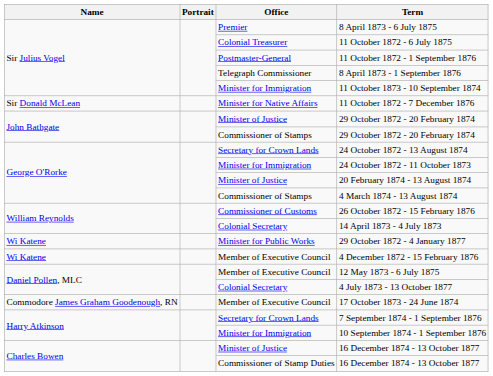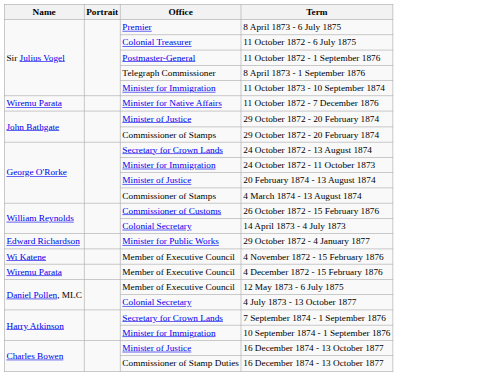(43, 104) Sir Donald McLean -> (34, 104) Wiremu Parata
(26, 241) Wi Katene -> (43, 241) Edward Richardson
+ row: (179, 256)
(26, 256) Wi Katene -> (34, 272) Wiremu Parata
- row: (274, 302)
